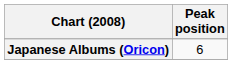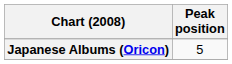(200, 49) 6 -> (200, 49) 5
